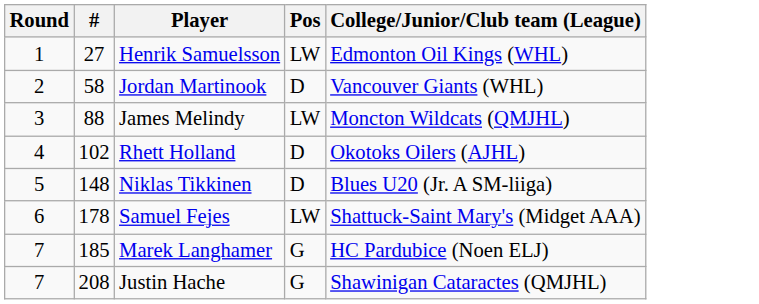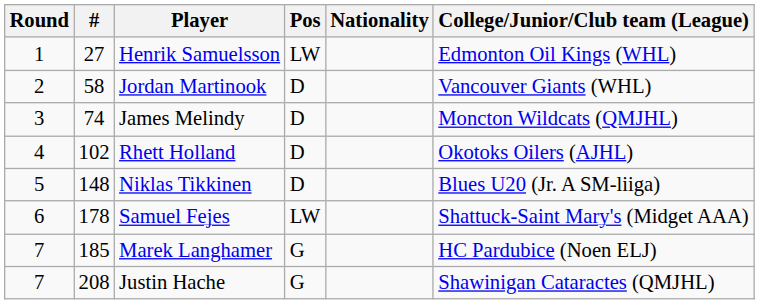+ column: (379, 20)
(94, 119) 88 -> (94, 119) 74
(305, 119) LW -> (297, 119) D
